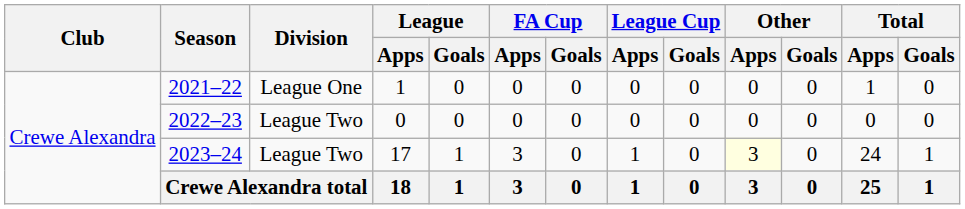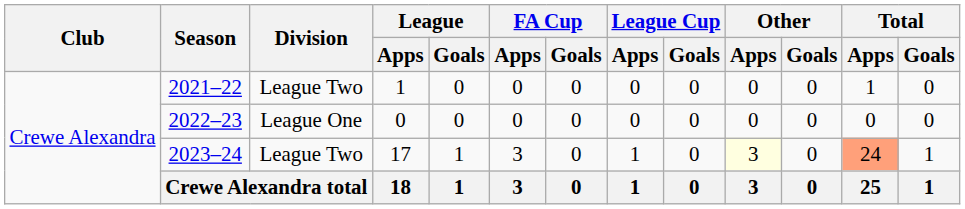(311, 87) League One -> (311, 87) League Two
(311, 120) League Two -> (311, 120) League One
(870, 154) no background -> (870, 154) lightsalmon background
